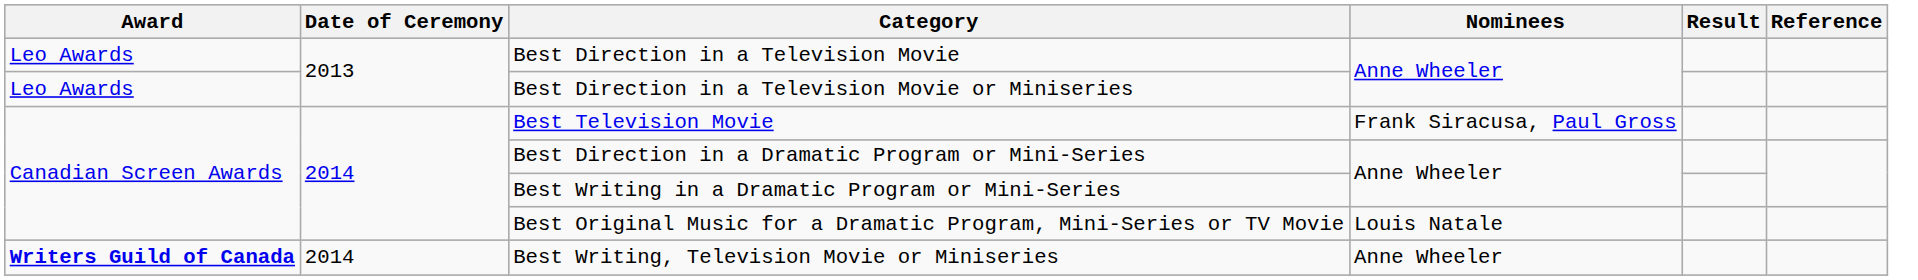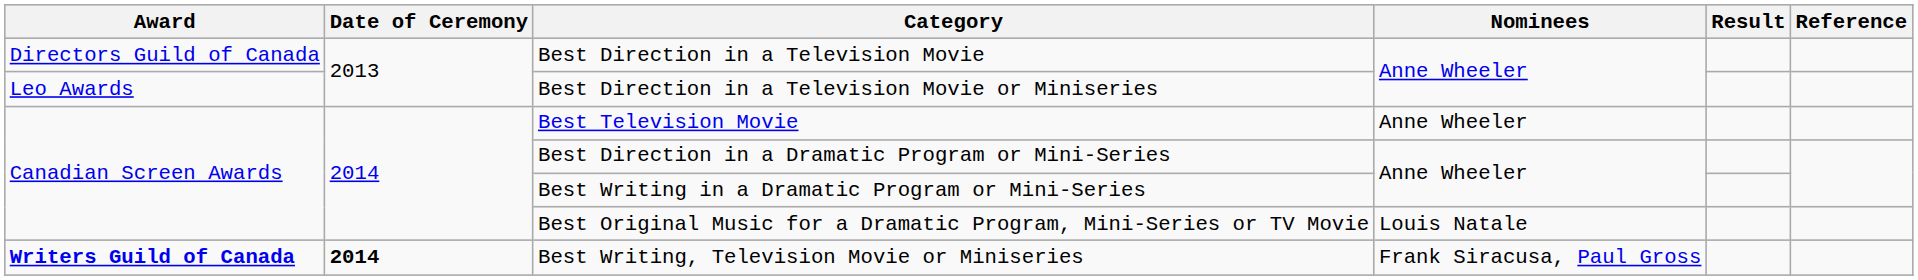(72, 55) Leo Awards -> (165, 55) Directors Guild of Canada
(1515, 123) Frank Siracusa, Paul Gross -> (1453, 123) Anne Wheeler
(330, 257) normal -> (354, 257) bold
(1429, 257) Anne Wheeler -> (1540, 257) Frank Siracusa, Paul Gross
